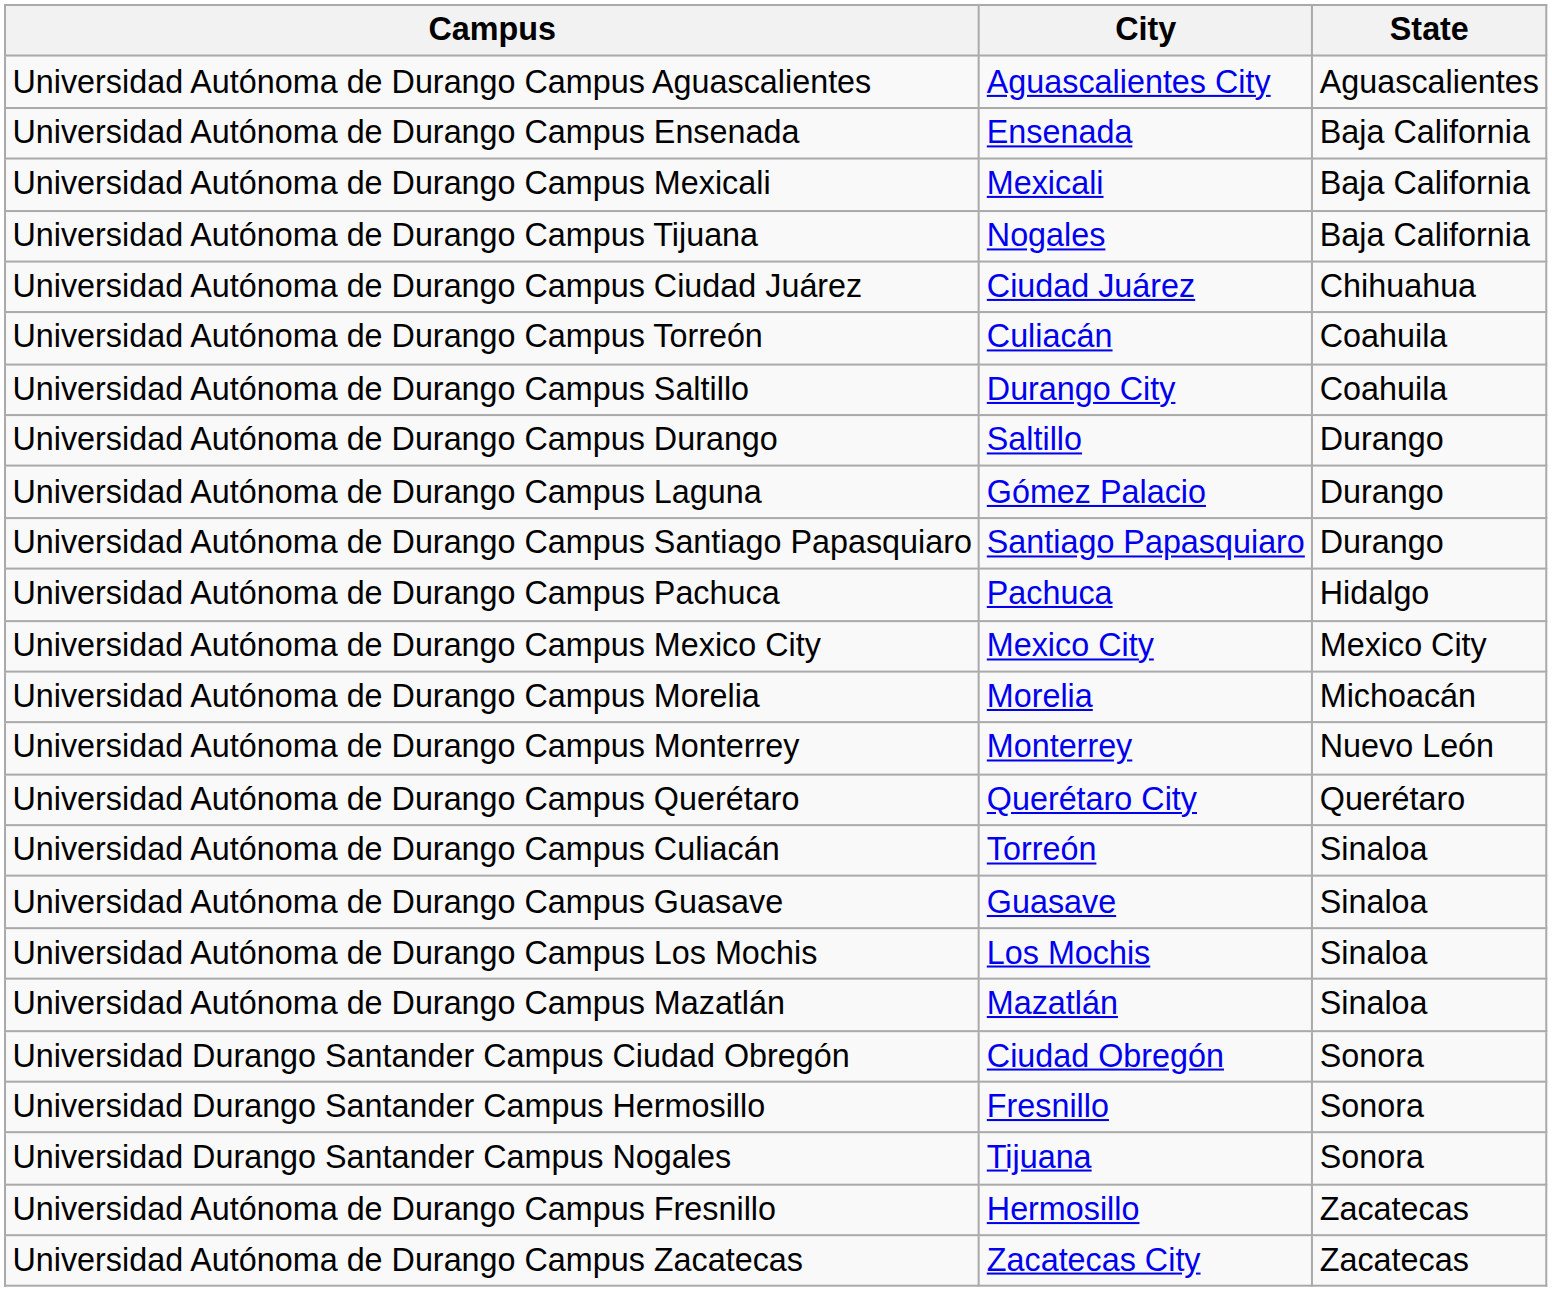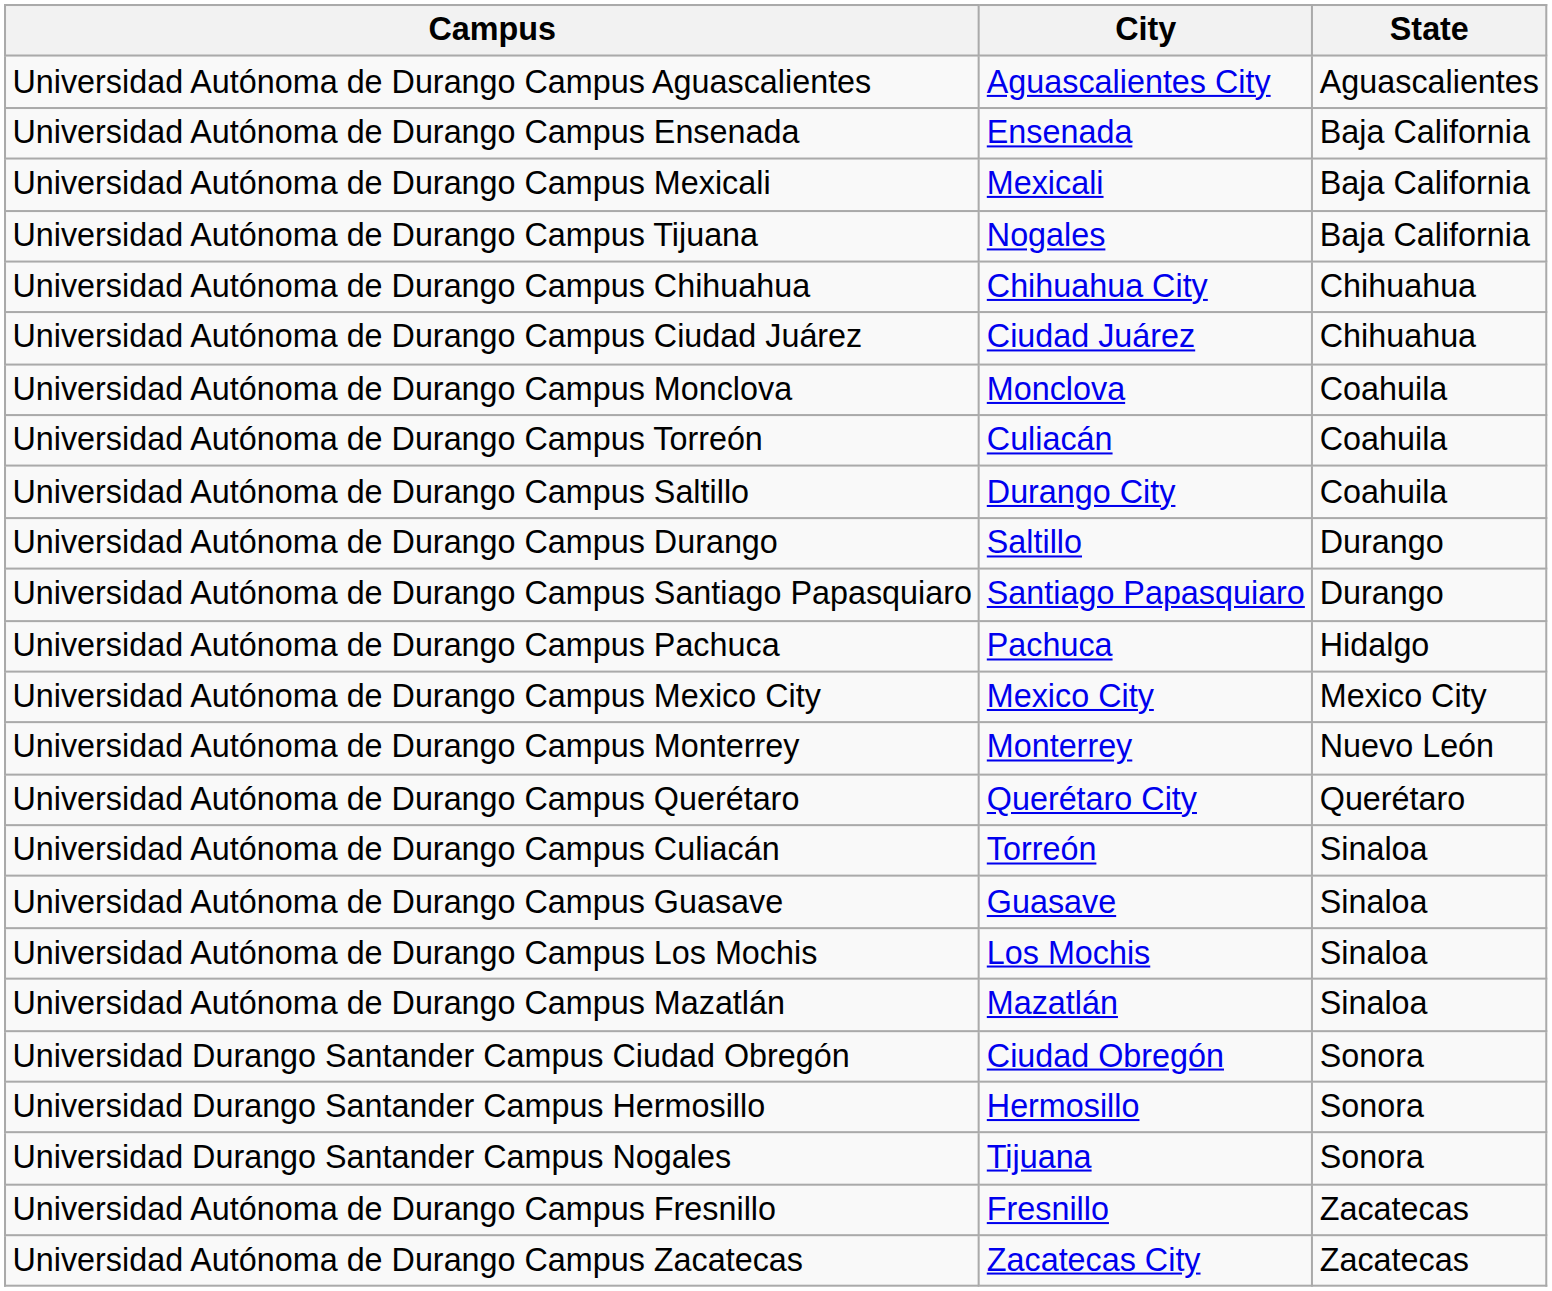+ row: (411, 286)
+ row: (402, 388)
- row: (387, 491)
- row: (386, 696)
(1048, 1106) Fresnillo -> (1063, 1106) Hermosillo
(1063, 1209) Hermosillo -> (1048, 1209) Fresnillo
